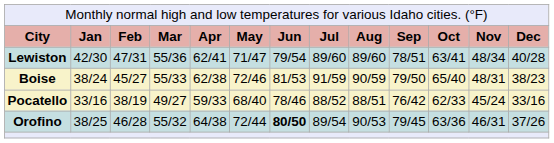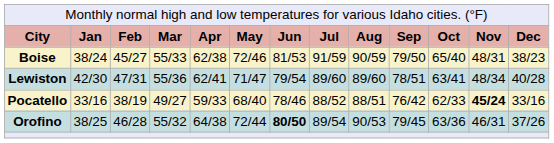rows swapped: (37, 79) <-> (37, 57)
(489, 100) normal -> (489, 100) bold
